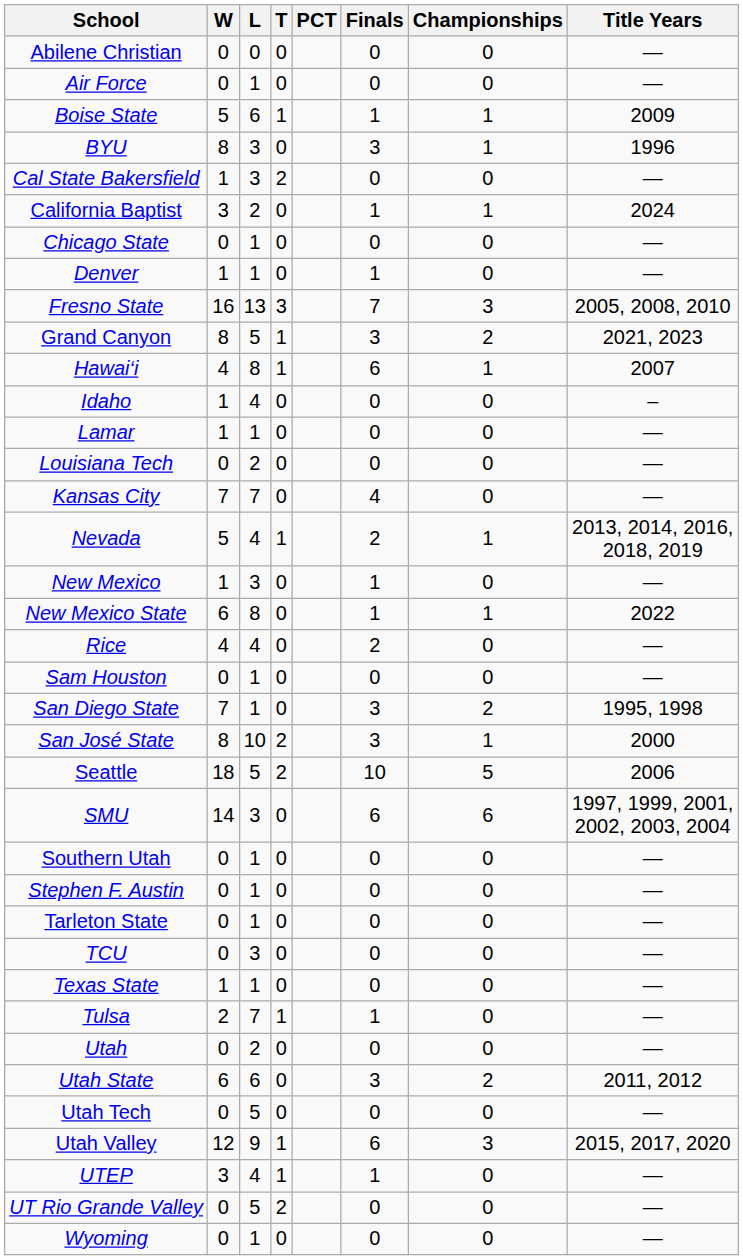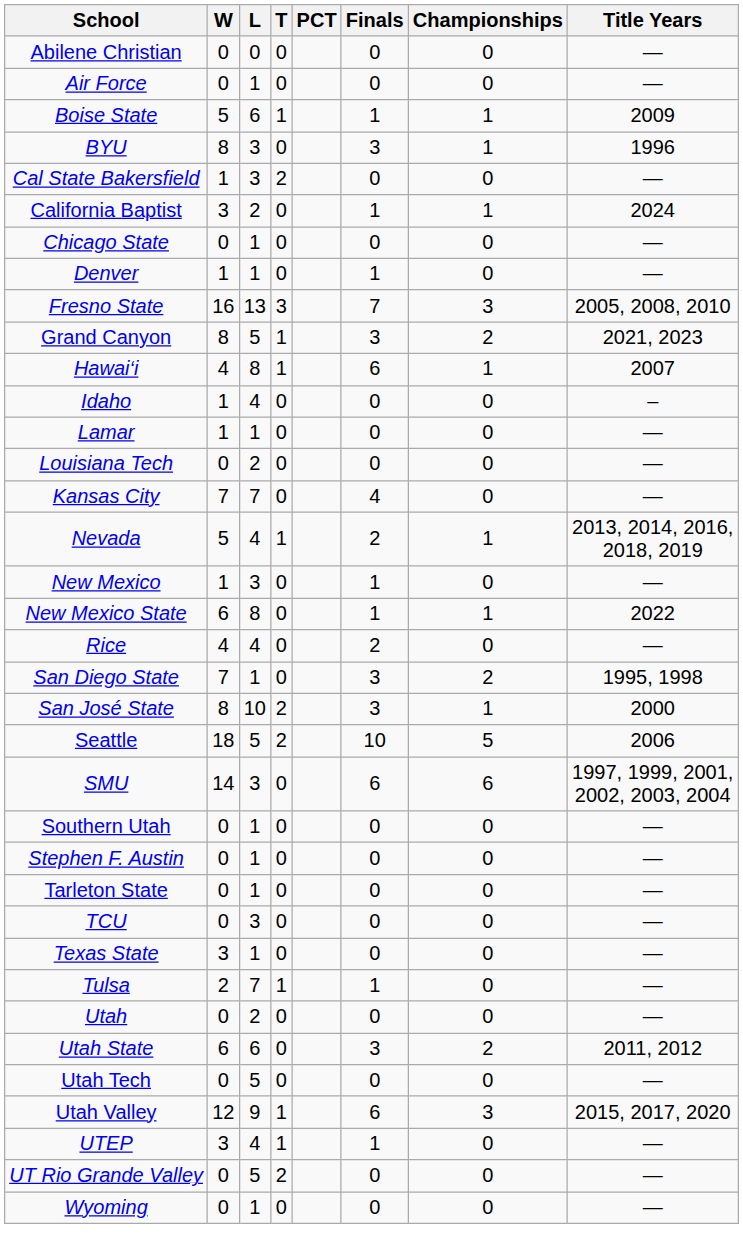- row: (106, 677)
(223, 985) 1 -> (223, 953) 3
